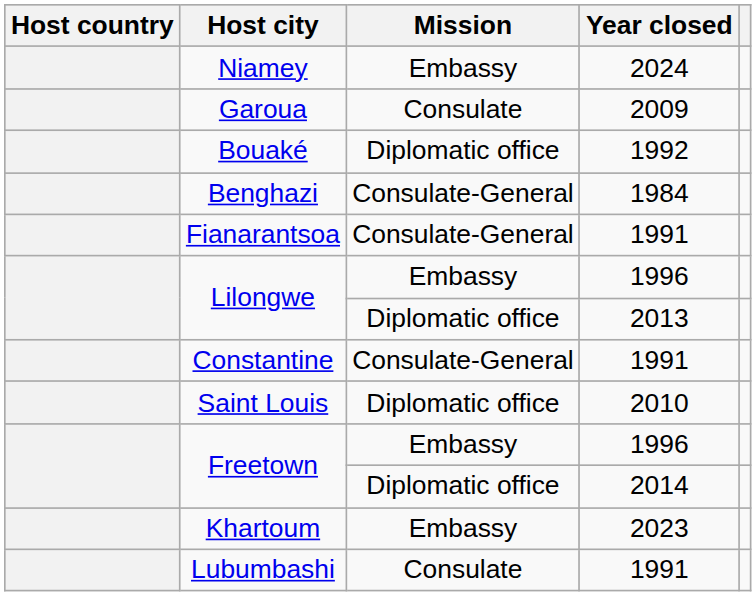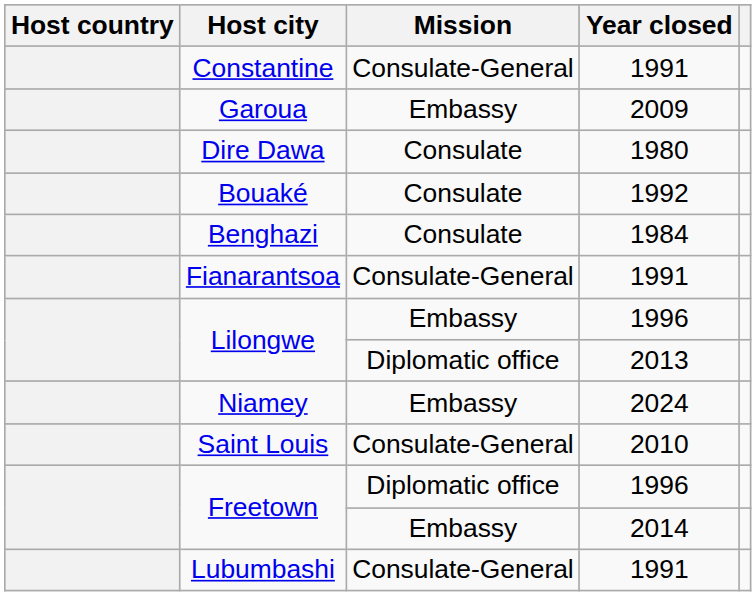rows swapped: (263, 360) <-> (263, 67)
(463, 109) Consulate -> (463, 109) Embassy
+ row: (263, 151)
(463, 151) Diplomatic office -> (463, 192) Consulate
(463, 192) Consulate-General -> (463, 234) Consulate
(463, 402) Diplomatic office -> (463, 444) Consulate-General
(463, 444) Embassy -> (463, 485) Diplomatic office
(463, 485) Diplomatic office -> (463, 527) Embassy
- row: (263, 527)
(463, 569) Consulate -> (463, 569) Consulate-General
